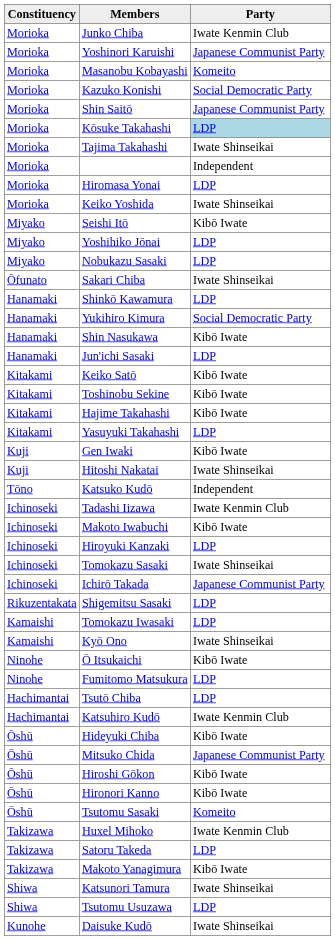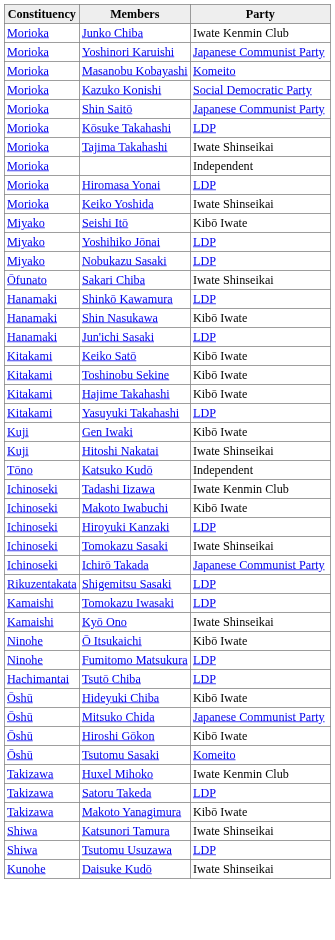(204, 127) lightblue background -> (204, 127) no background
- row: (123, 318)
- row: (121, 716)
- row: (121, 792)
